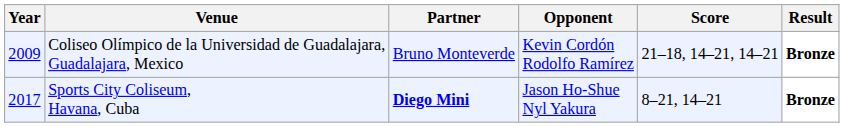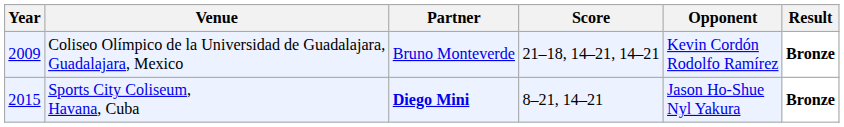columns swapped: (578, 18) <-> (710, 18)
(24, 99) 2017 -> (24, 99) 2015
